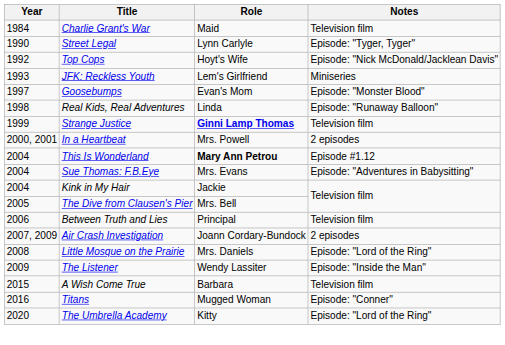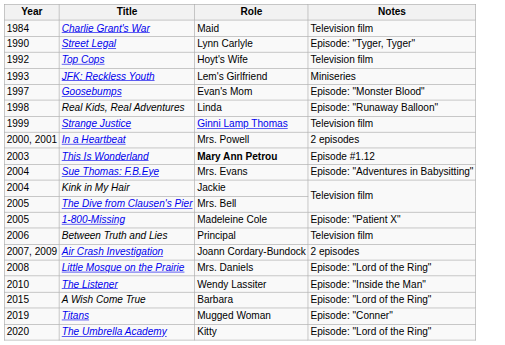(404, 60) Episode: "Nick McDonald/Jacklean Davis" -> (342, 60) Television film
(246, 124) bold -> (242, 124) normal
(18, 156) 2004 -> (18, 156) 2003
+ row: (93, 220)
(18, 268) 2009 -> (18, 284) 2010
(342, 284) Television film -> (371, 300) Episode: "Lord of the Ring"
(18, 300) 2016 -> (18, 316) 2019
